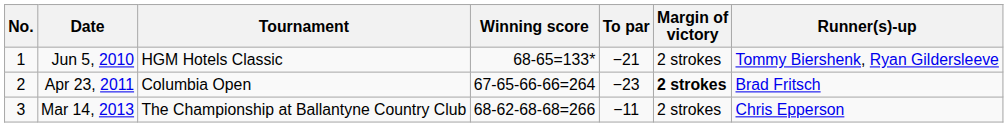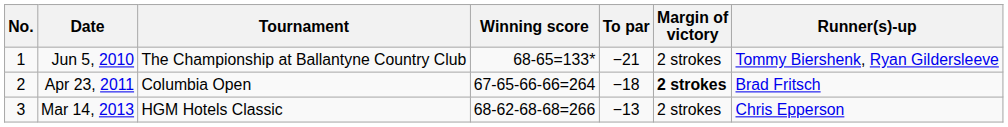(212, 60) HGM Hotels Classic -> (304, 60) The Championship at Ballantyne Country Club
(626, 85) −23 -> (626, 85) −18
(304, 110) The Championship at Ballantyne Country Club -> (212, 110) HGM Hotels Classic
(626, 110) −11 -> (626, 110) −13
